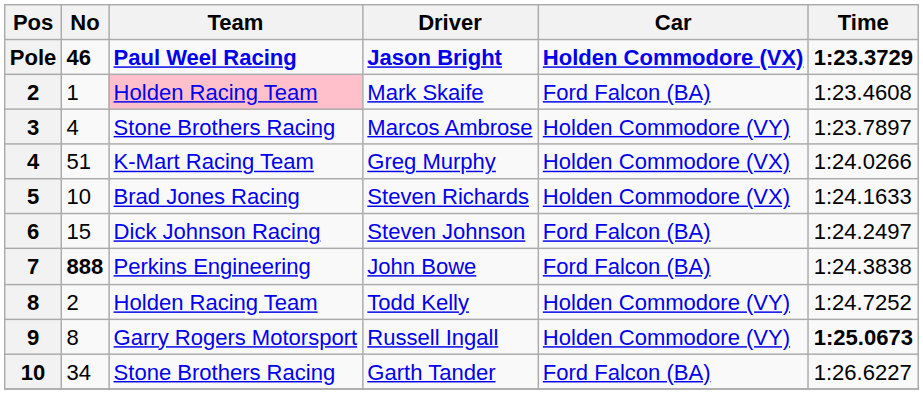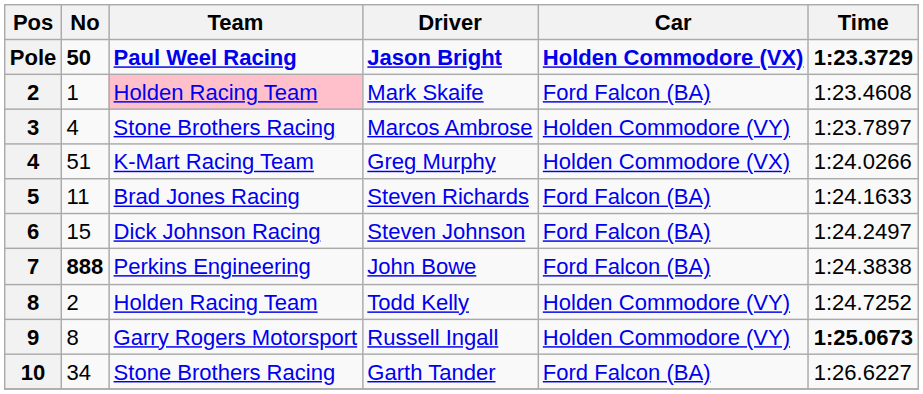(79, 57) 46 -> (79, 57) 50
(79, 197) 10 -> (78, 197) 11
(666, 197) Holden Commodore (VX) -> (627, 197) Ford Falcon (BA)
